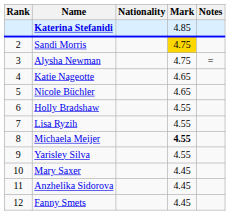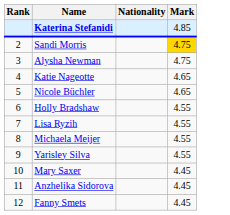- column: (211, 12)
(182, 139) bold -> (182, 139) normal
